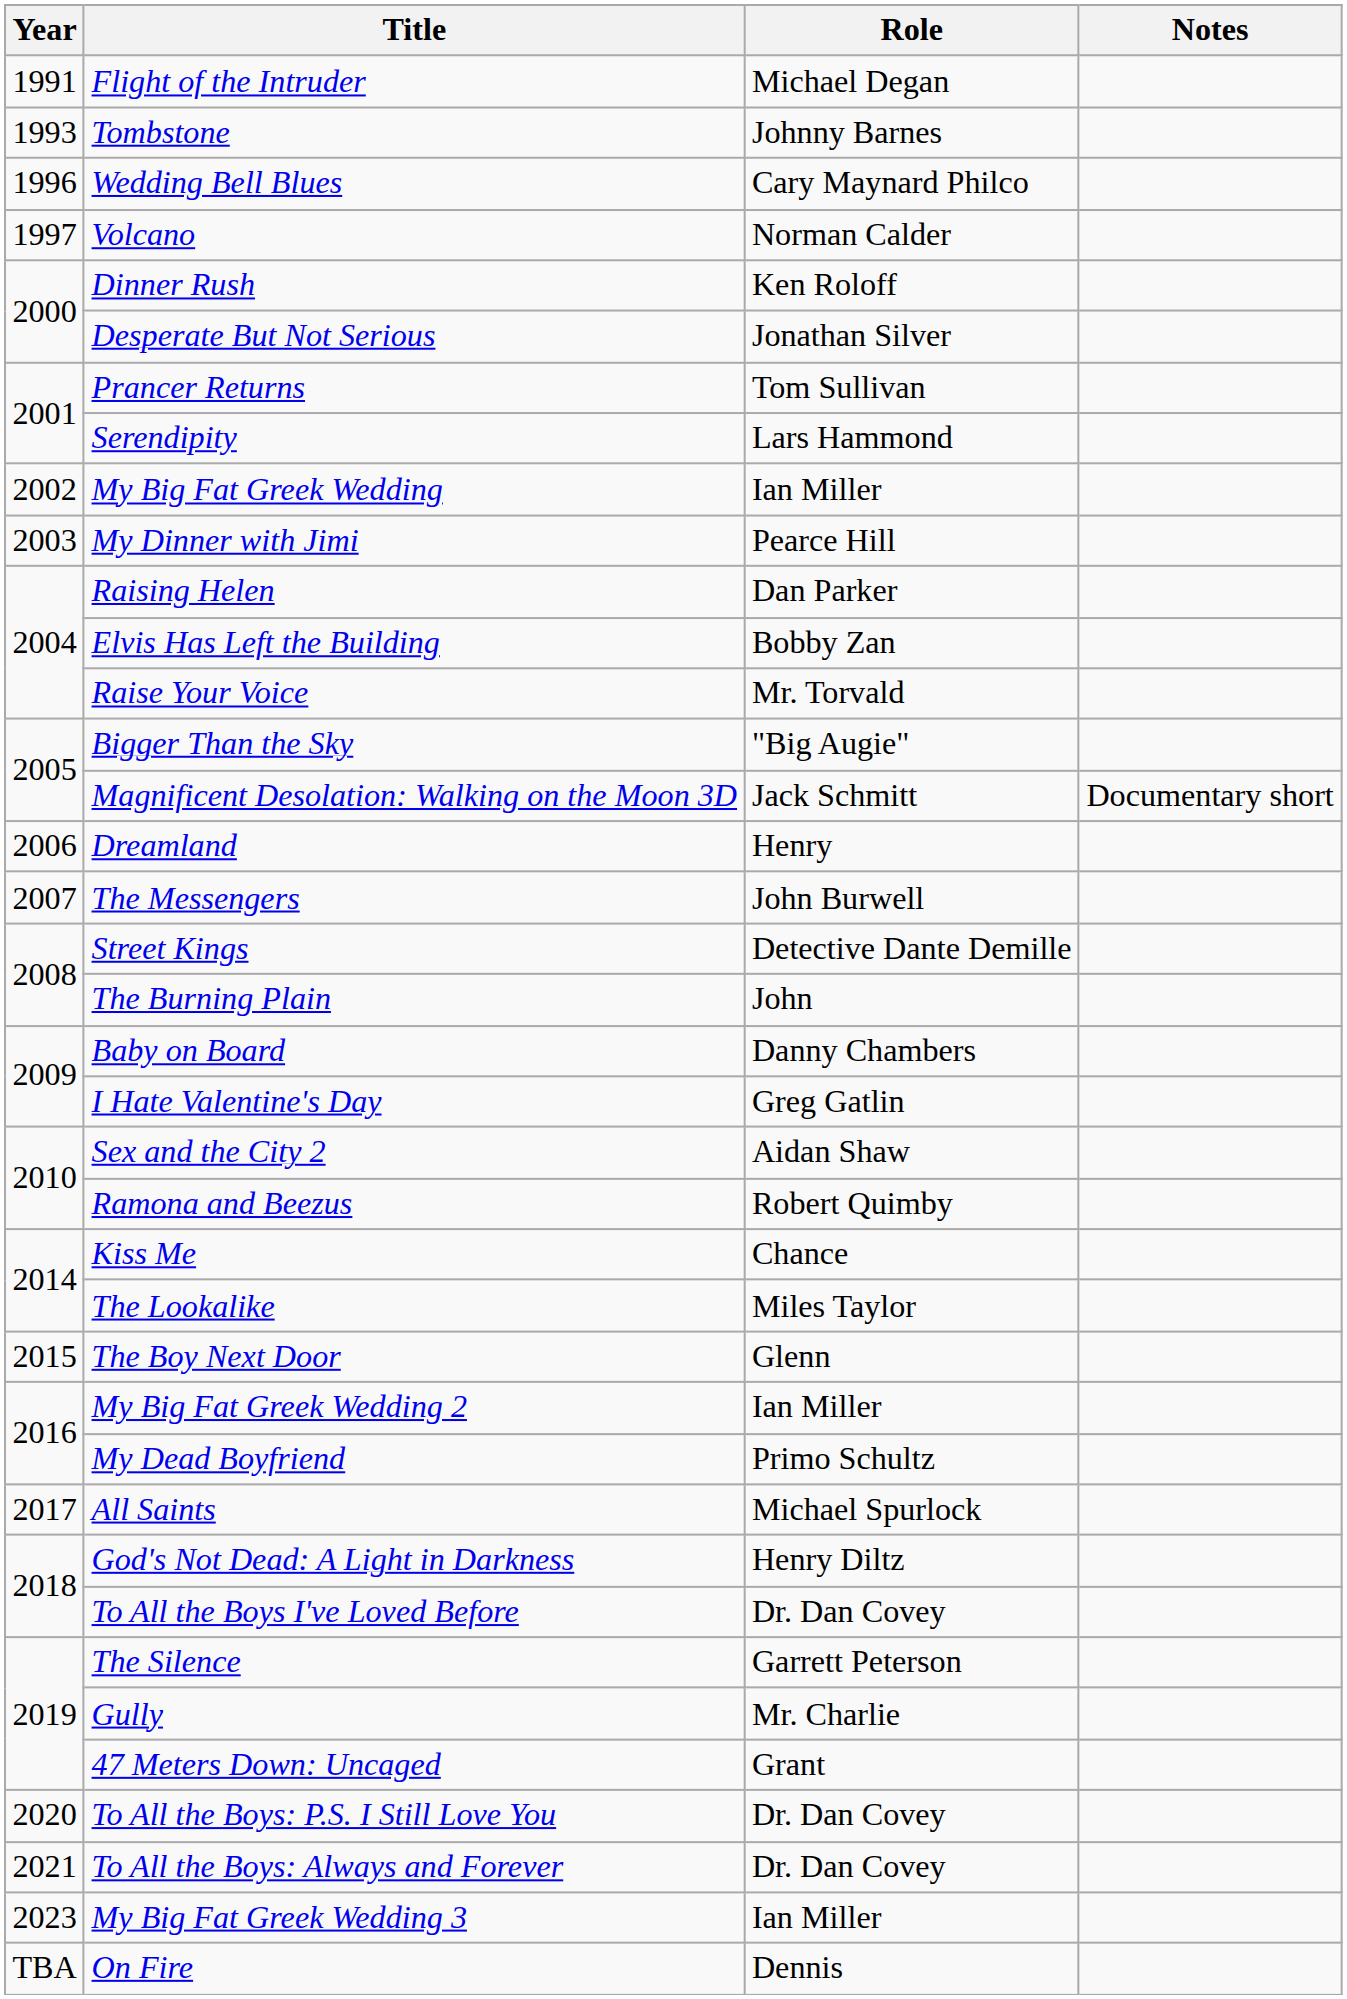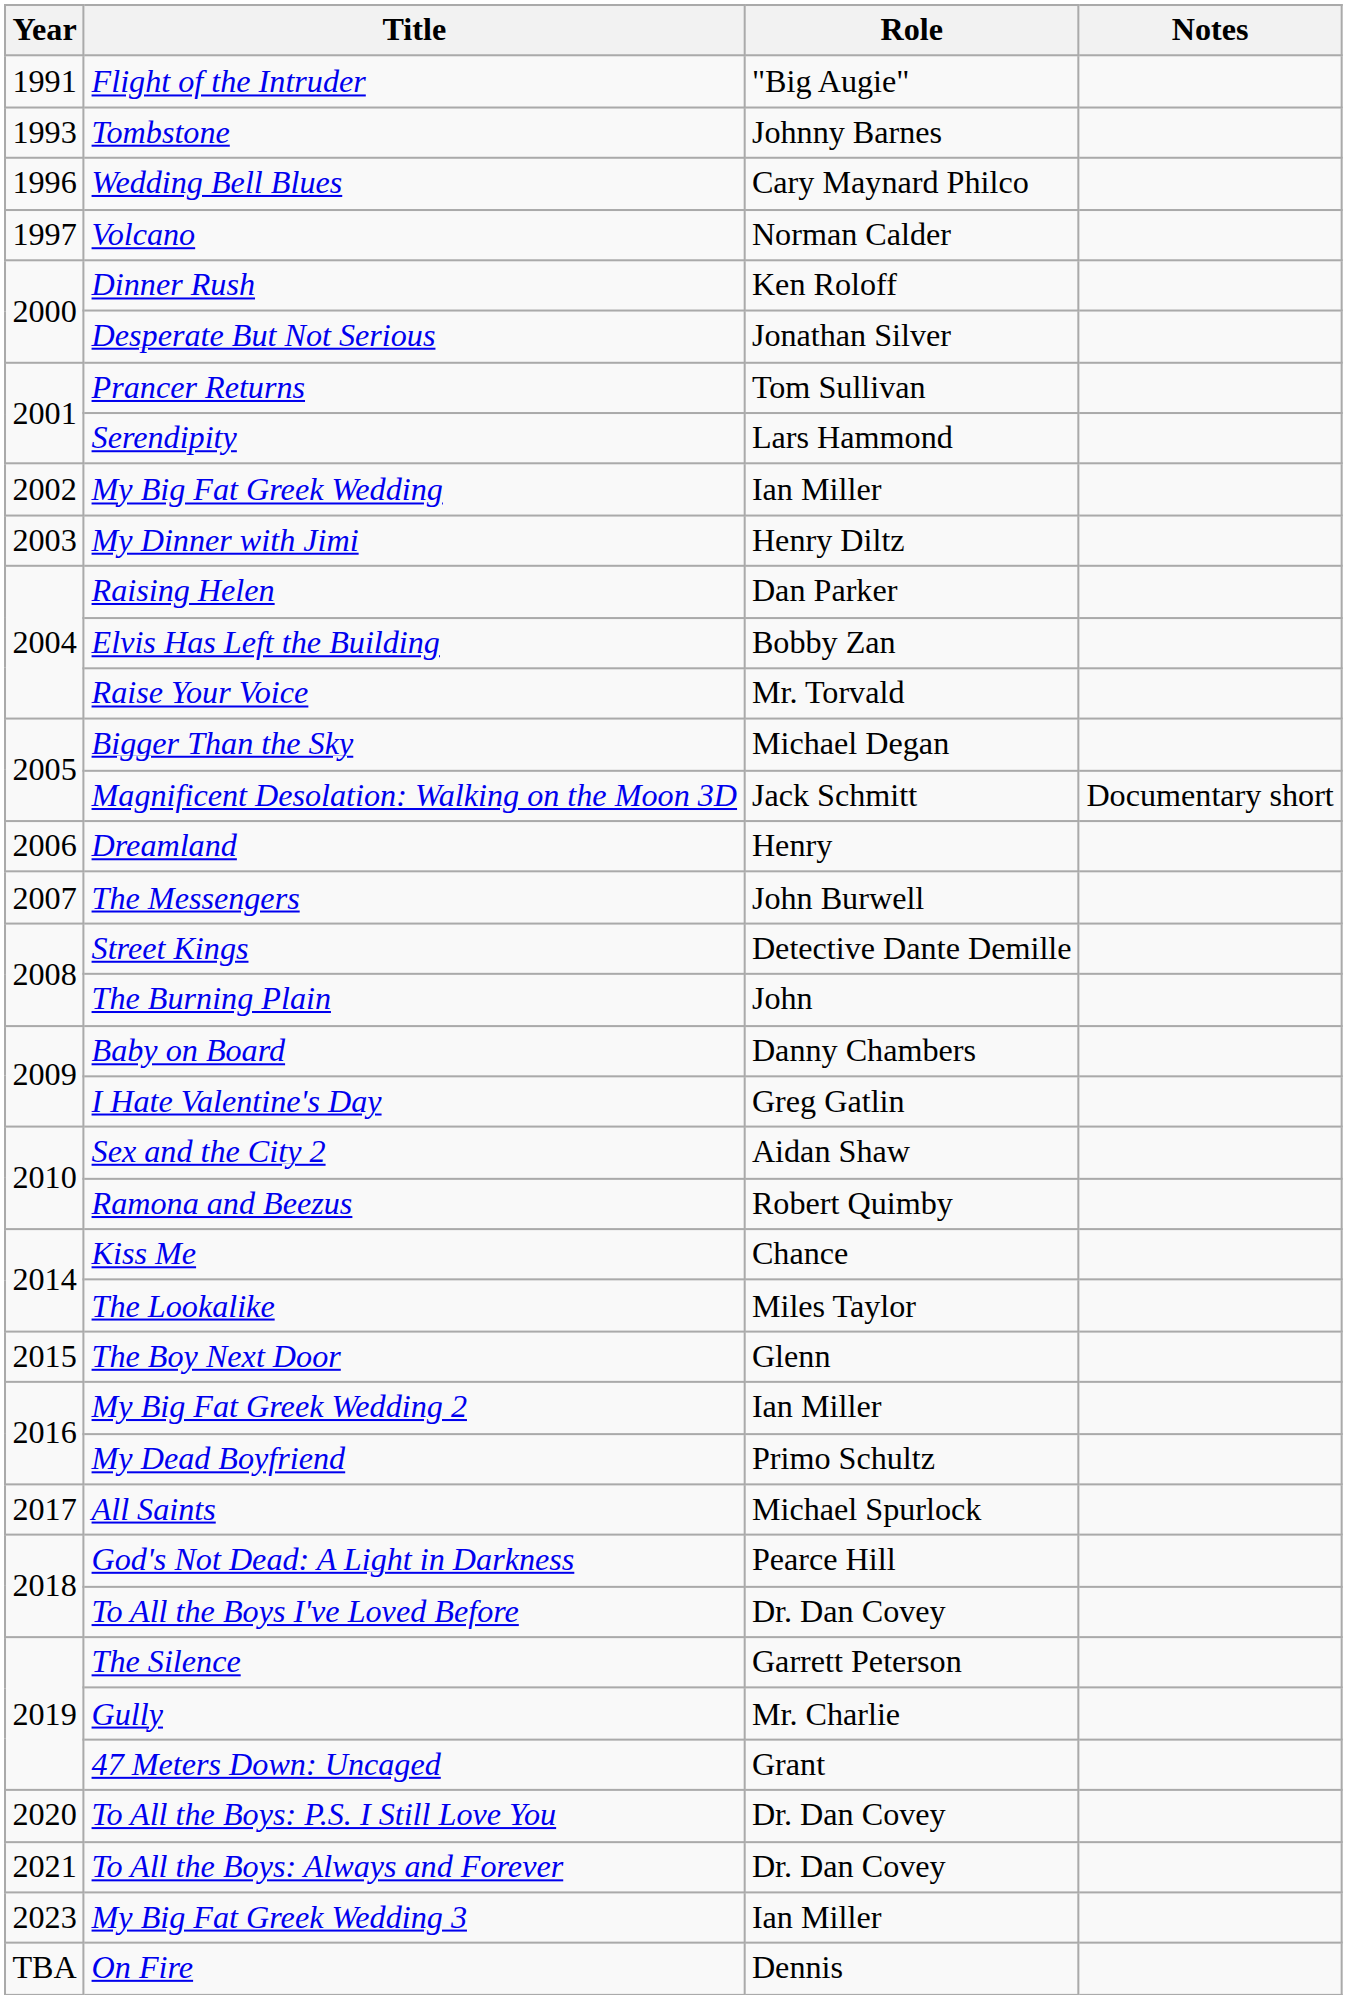(851, 81) Michael Degan -> (831, 81) "Big Augie"
(824, 540) Pearce Hill -> (828, 540) Henry Diltz
(831, 744) "Big Augie" -> (851, 744) Michael Degan
(828, 1560) Henry Diltz -> (824, 1560) Pearce Hill
